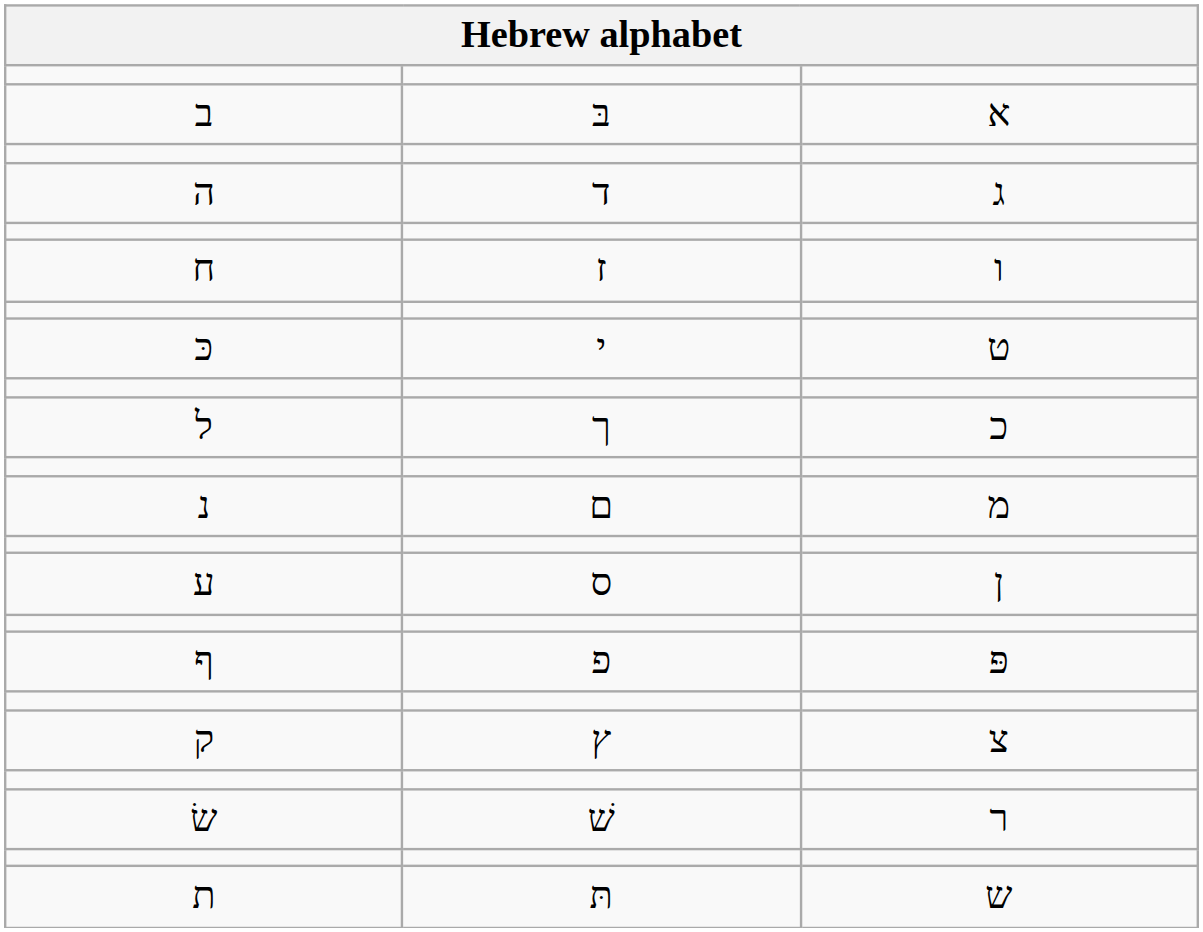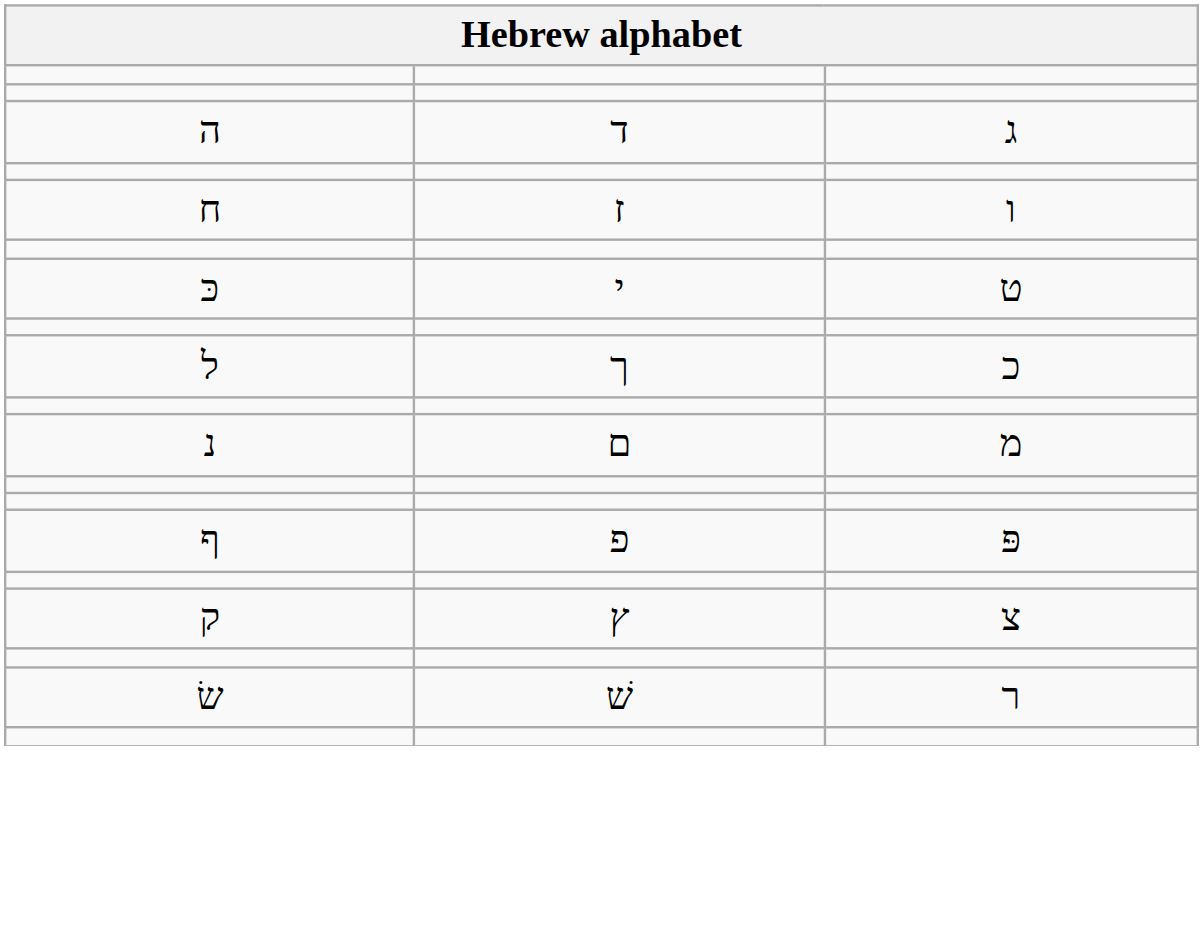- row: (204, 113)
- row: (204, 582)
- row: (204, 896)
